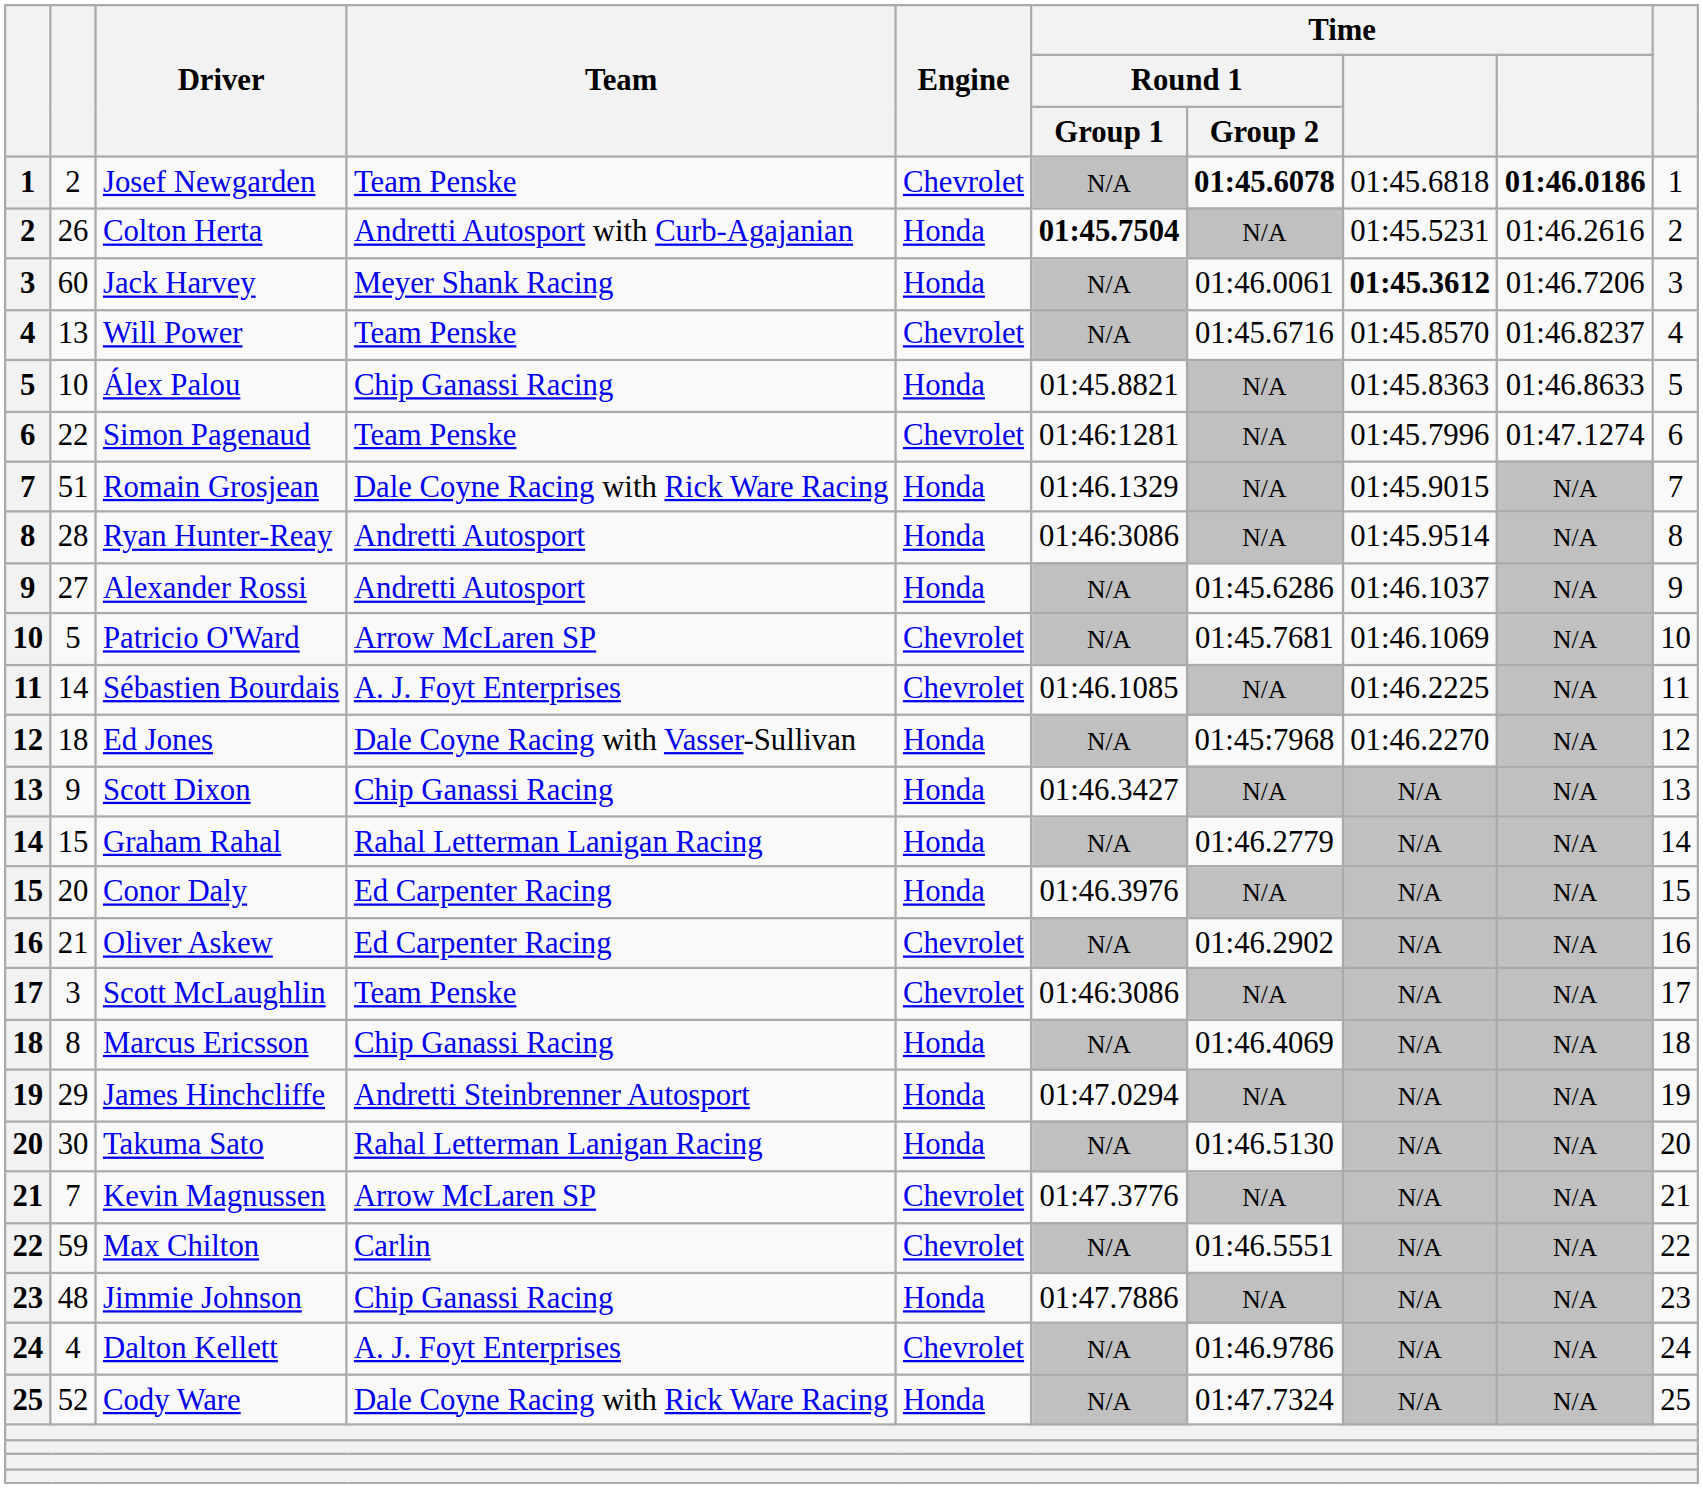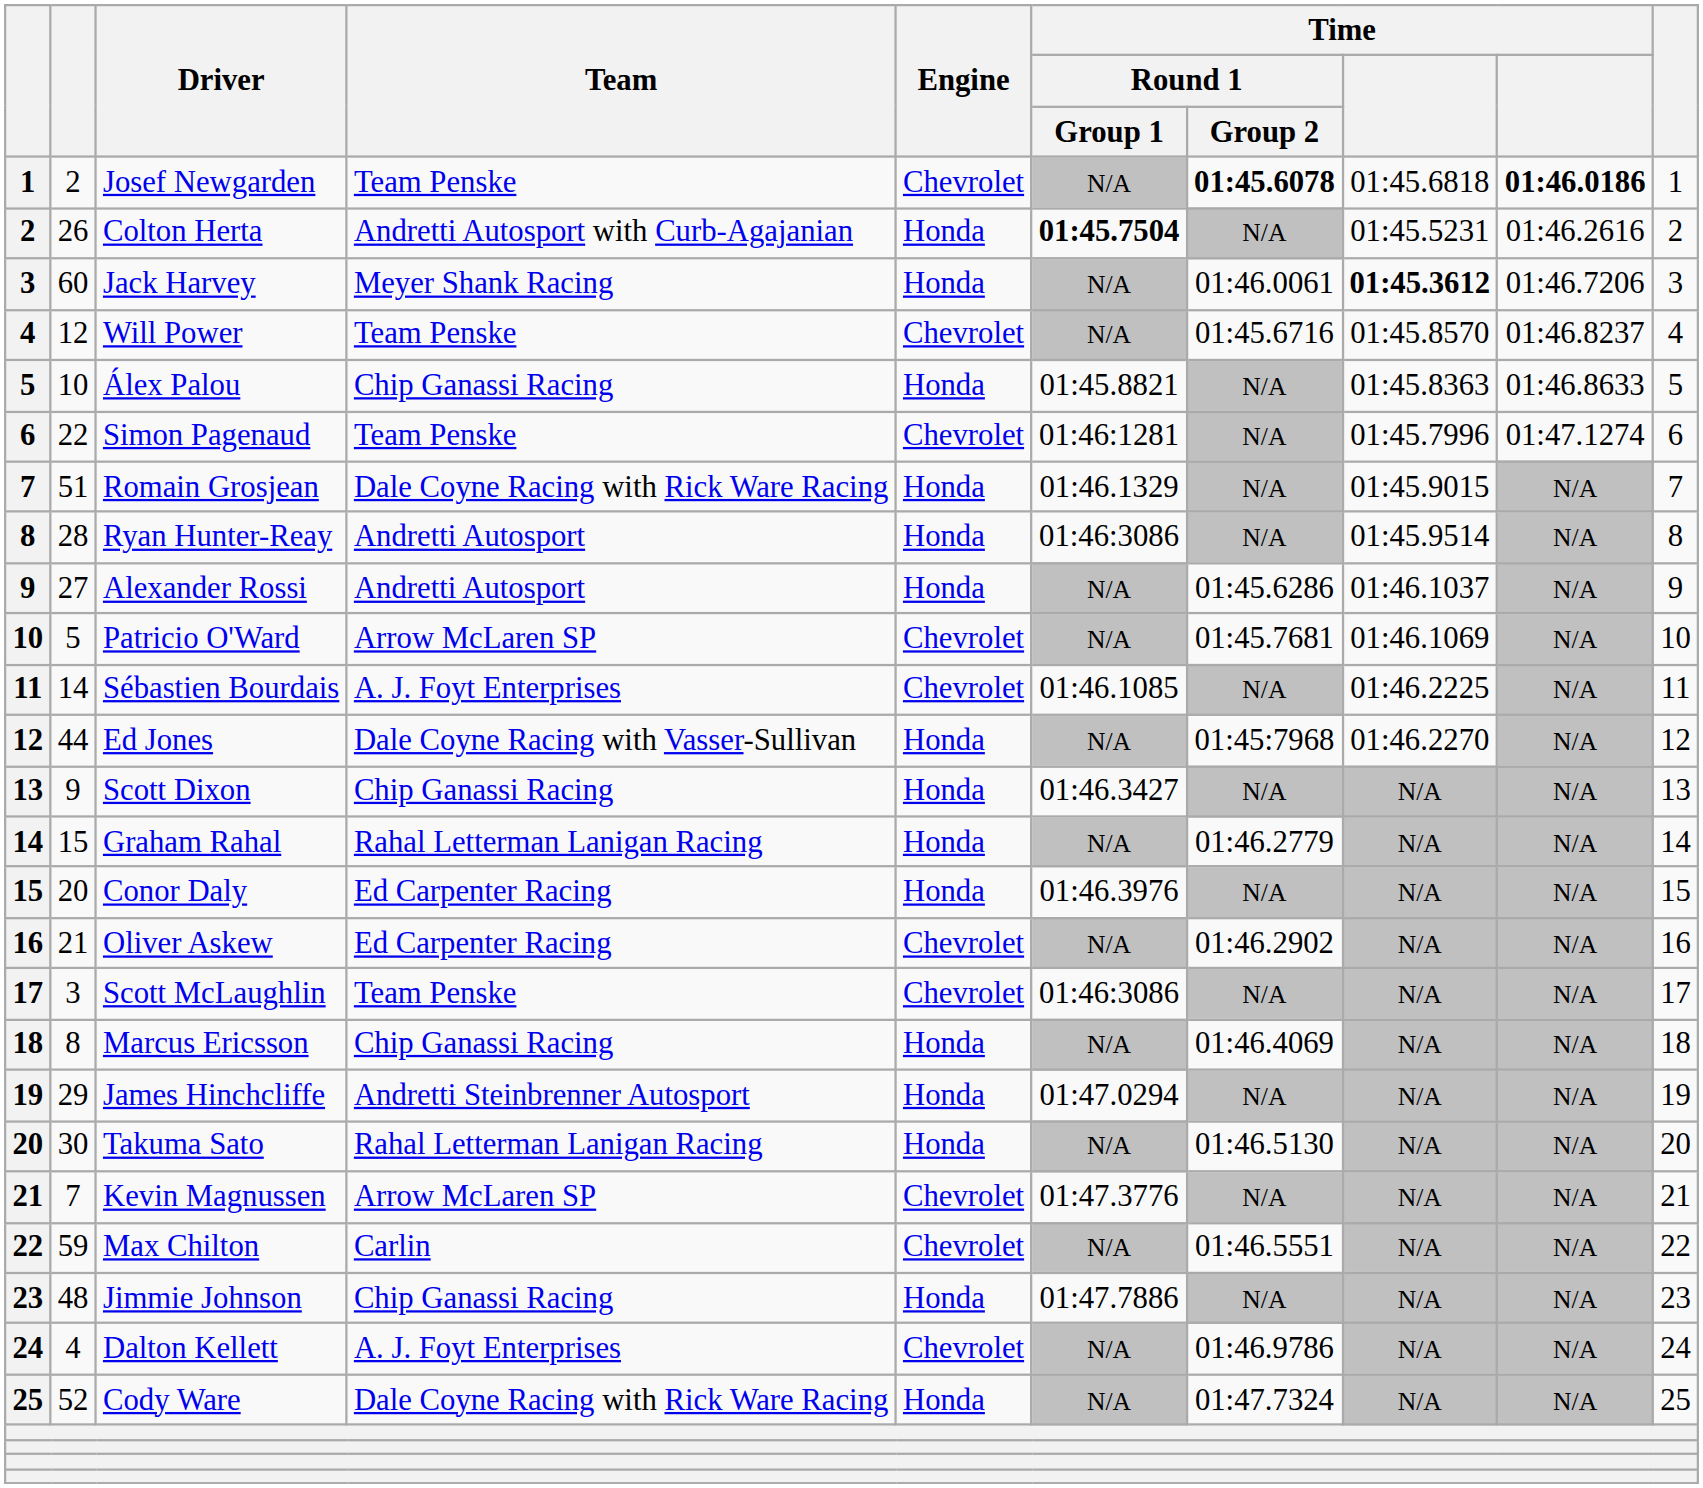(73, 333) 13 -> (73, 333) 12
(73, 739) 18 -> (73, 739) 44
